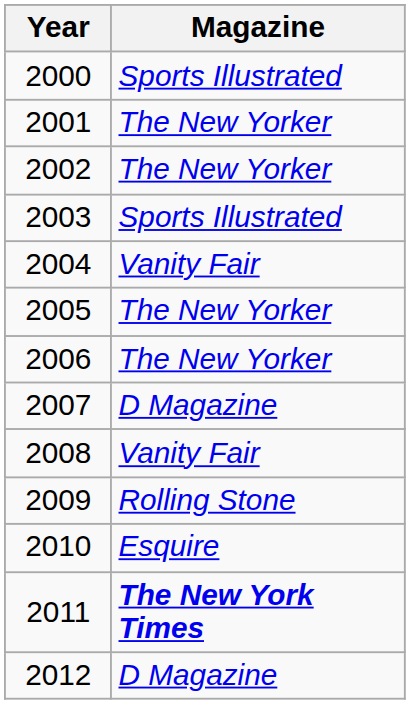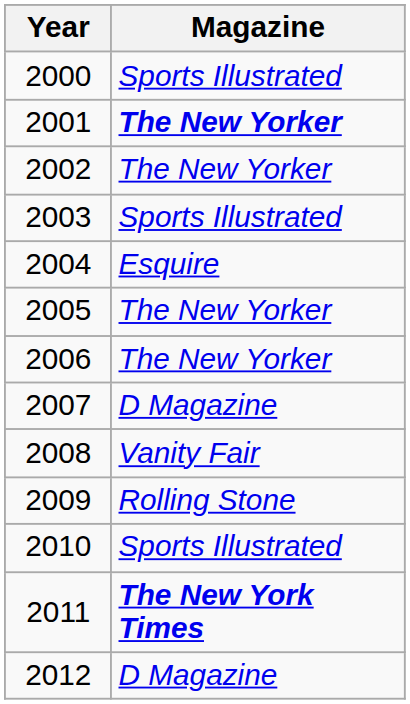(225, 122) normal -> (230, 122) bold
(189, 264) Vanity Fair -> (169, 264) Esquire
(169, 547) Esquire -> (230, 547) Sports Illustrated
